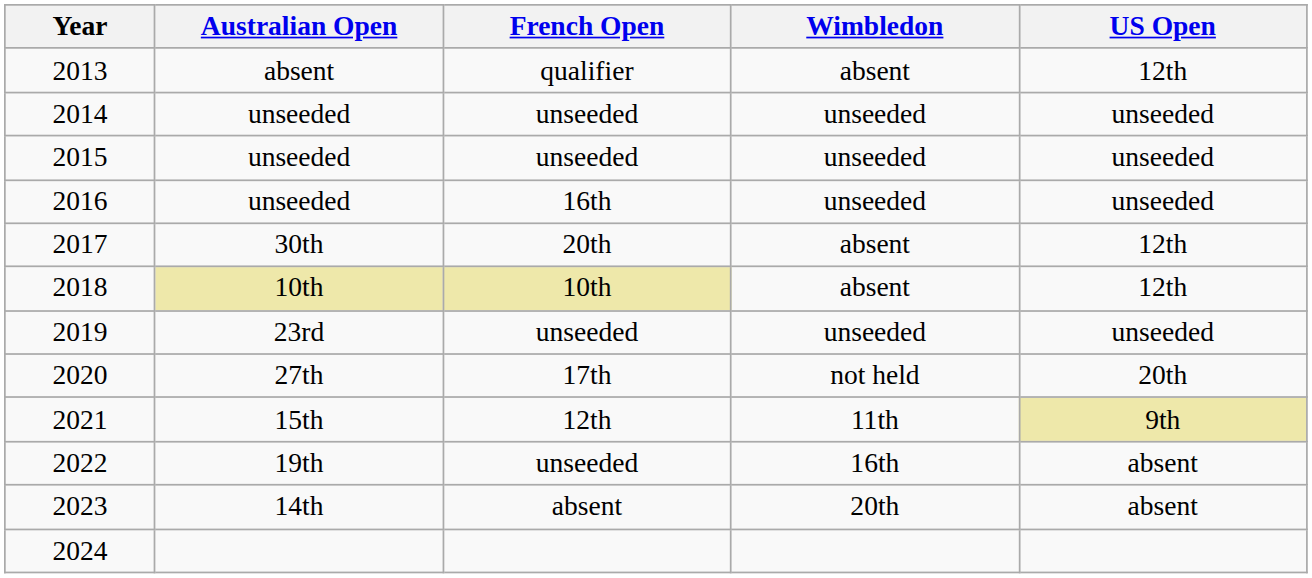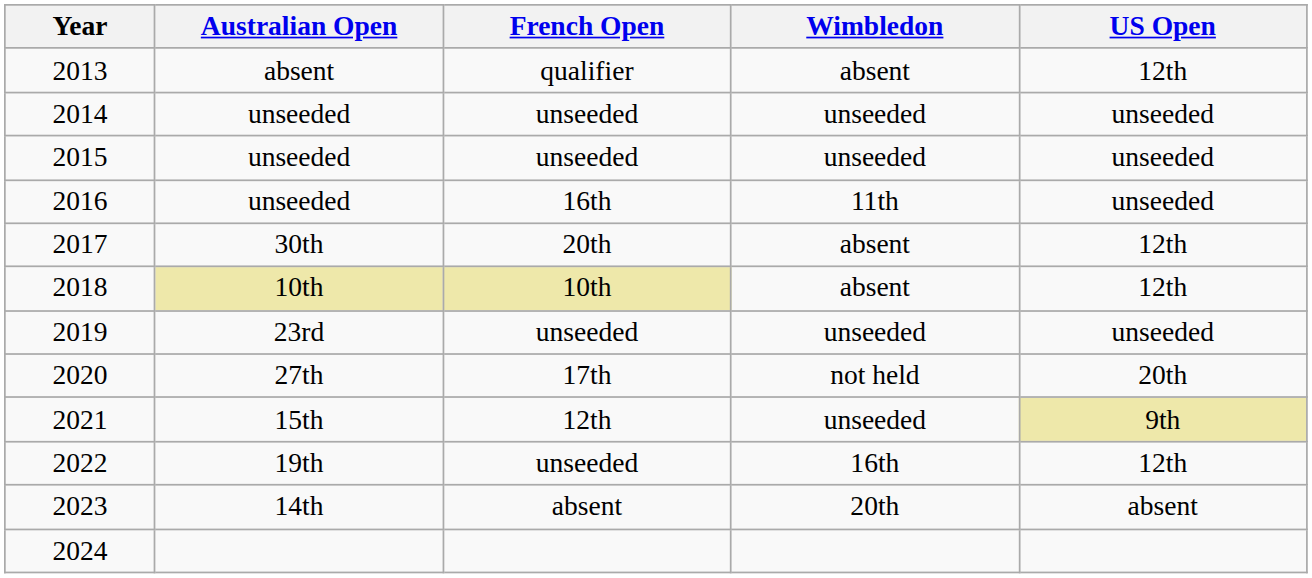(875, 200) unseeded -> (875, 200) 11th
(875, 419) 11th -> (875, 419) unseeded
(1163, 462) absent -> (1163, 462) 12th
